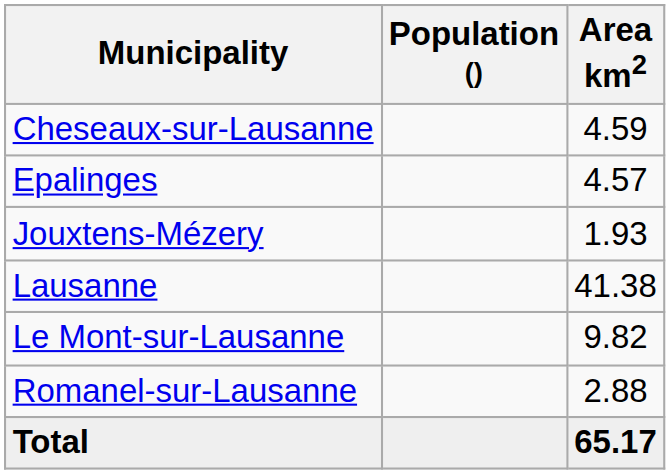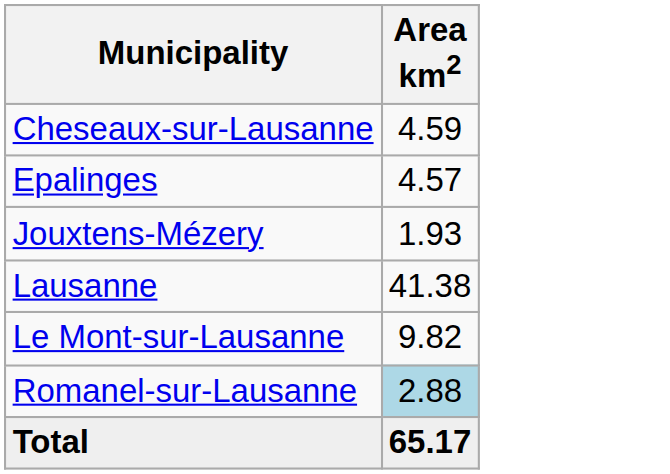- column: (474, 53)
(615, 390) no background -> (430, 390) lightblue background
